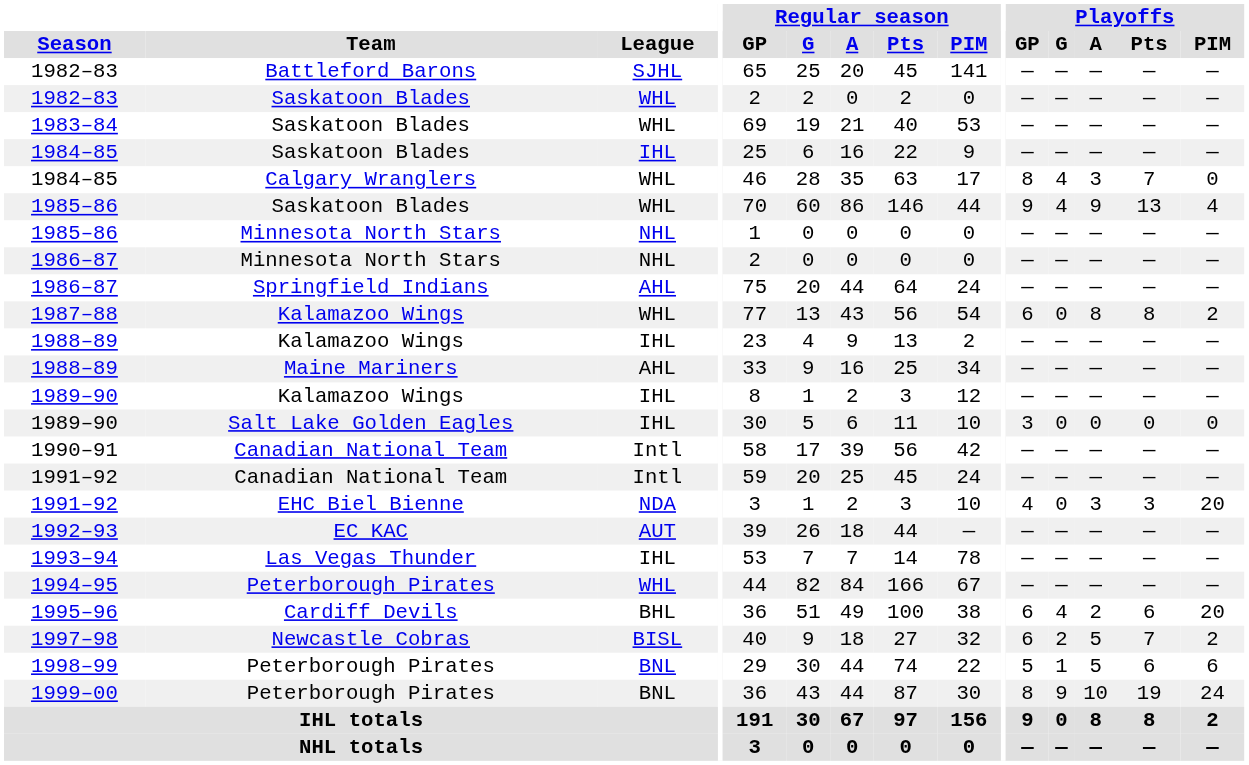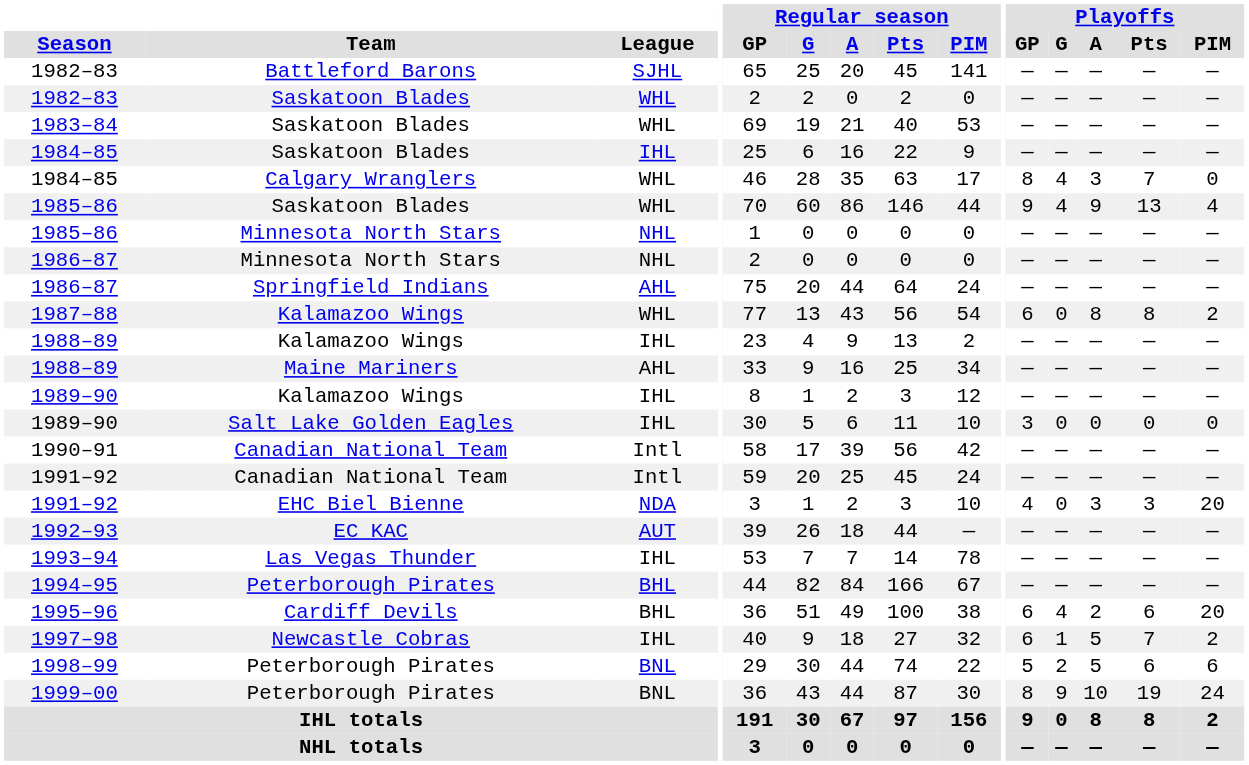(657, 585) WHL -> (657, 585) BHL
(657, 639) BISL -> (657, 639) IHL
(1061, 639) 2 -> (1061, 639) 1
(1061, 666) 1 -> (1061, 666) 2
